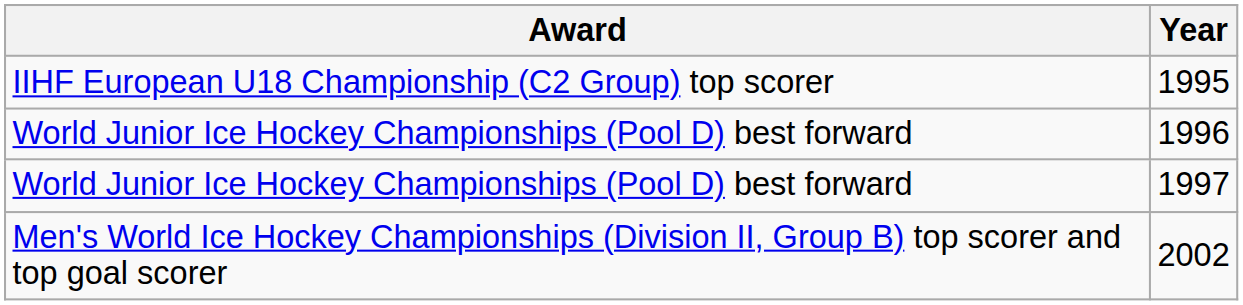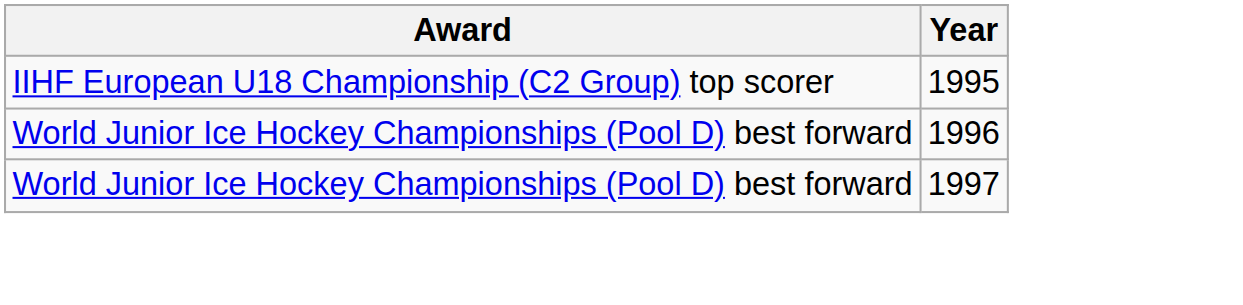- row: (1194, 254)
